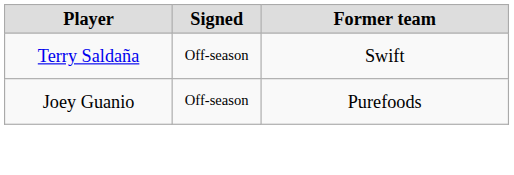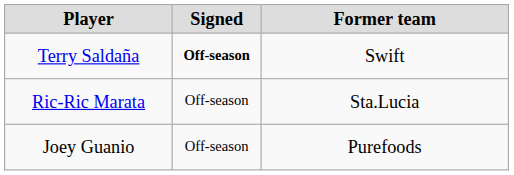(217, 56) normal -> (217, 56) bold
+ row: (89, 101)
